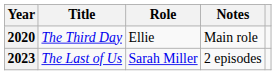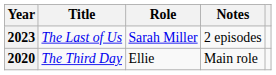rows swapped: (21, 37) <-> (21, 59)
